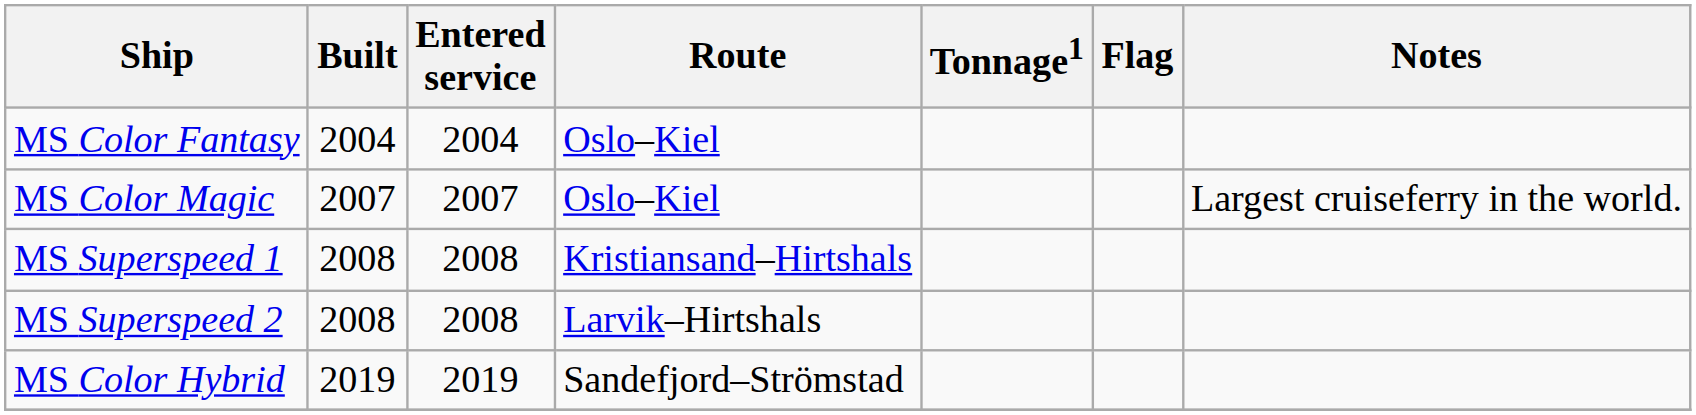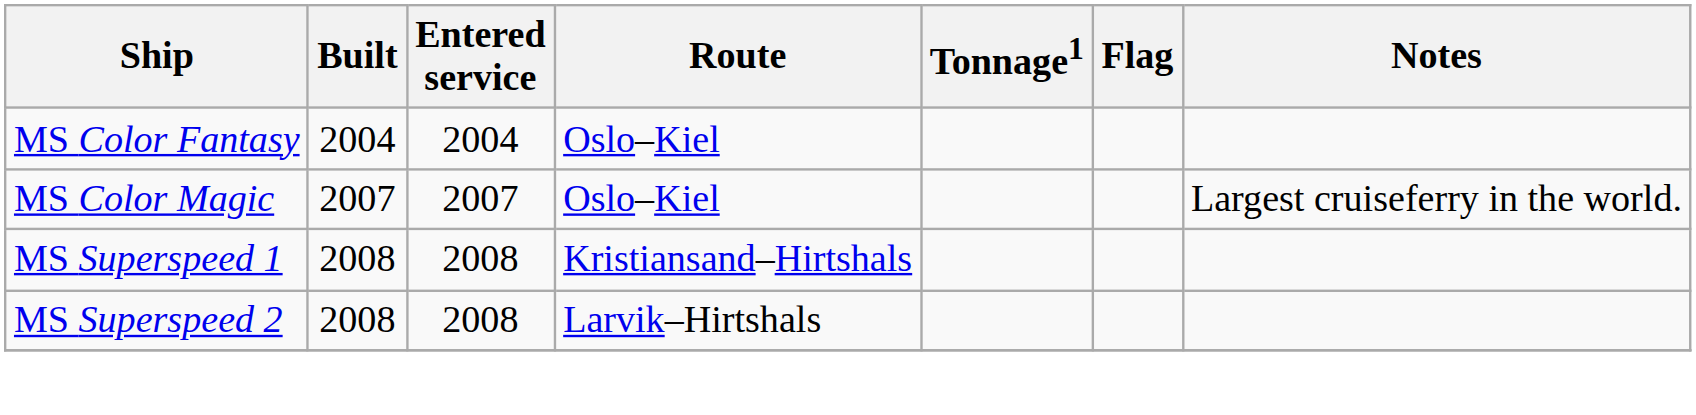- row: (149, 379)
